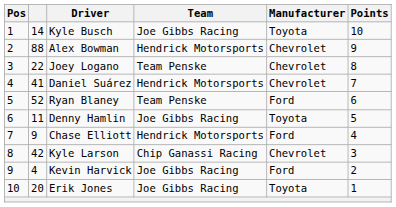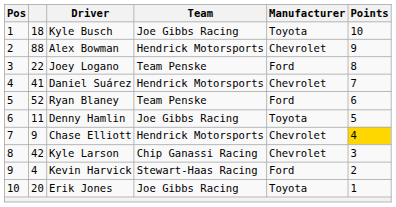(37, 30) 14 -> (37, 30) 18
(298, 65) Chevrolet -> (282, 65) Ford
(282, 135) Ford -> (298, 135) Chevrolet
(354, 135) no background -> (354, 135) gold background
(188, 170) Joe Gibbs Racing -> (197, 170) Stewart-Haas Racing
